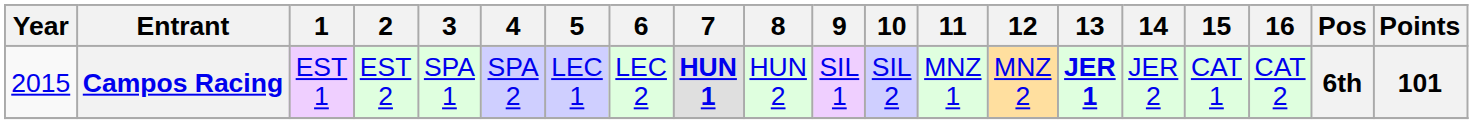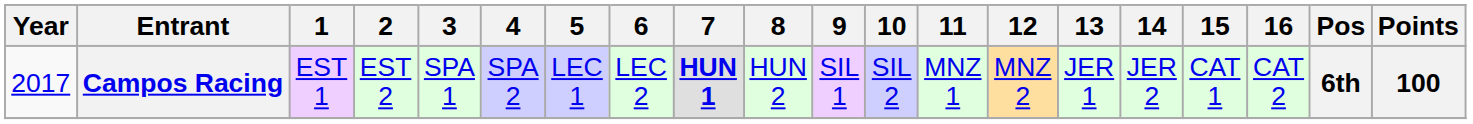(41, 82) 2015 -> (41, 82) 2017
(1090, 82) bold -> (1089, 82) normal
(1420, 82) 101 -> (1418, 82) 100
